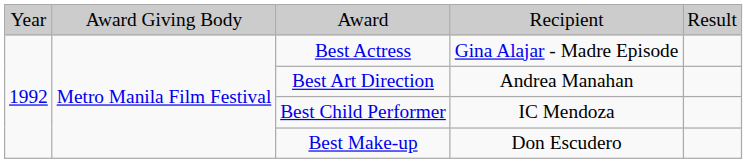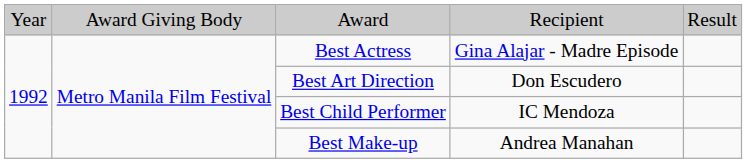(567, 81) Andrea Manahan -> (567, 81) Don Escudero
(567, 142) Don Escudero -> (567, 142) Andrea Manahan
